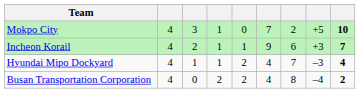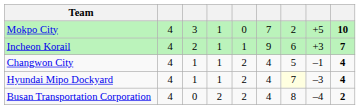+ row: (40, 63)
(293, 63) no background -> (293, 79) lightyellow background
